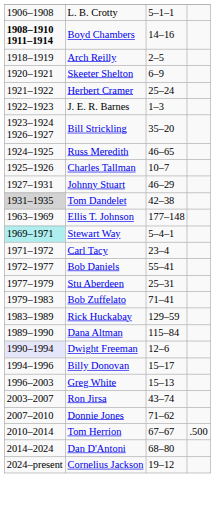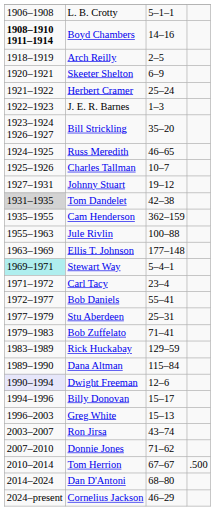(161, 184) 46–29 -> (161, 184) 19–12
+ row: (101, 217)
+ row: (90, 234)
(161, 464) 19–12 -> (161, 497) 46–29
